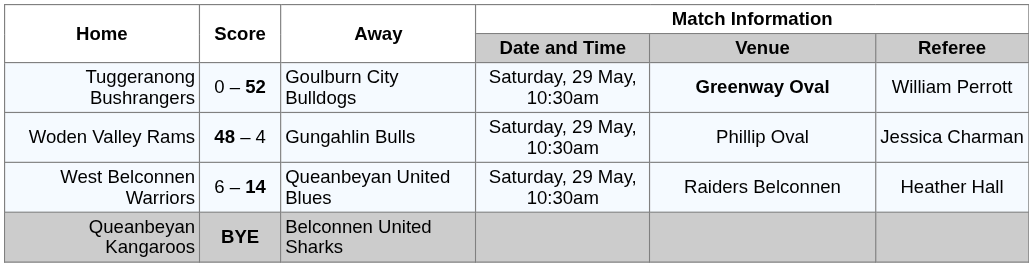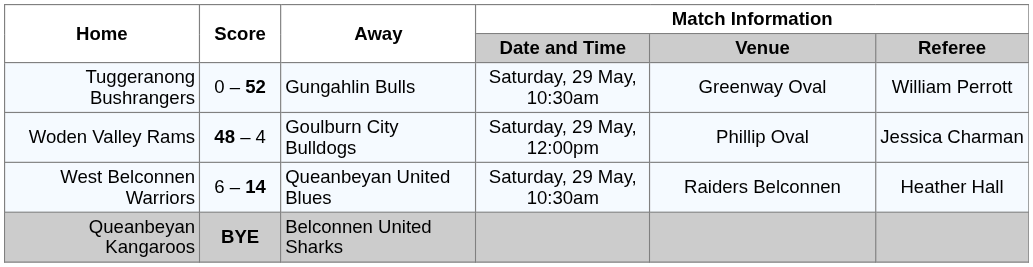(342, 87) Goulburn City Bulldogs -> (350, 87) Gungahlin Bulls
(763, 87) bold -> (763, 87) normal
(350, 137) Gungahlin Bulls -> (342, 137) Goulburn City Bulldogs
(563, 137) Saturday, 29 May, 10:30am -> (563, 137) Saturday, 29 May, 12:00pm
